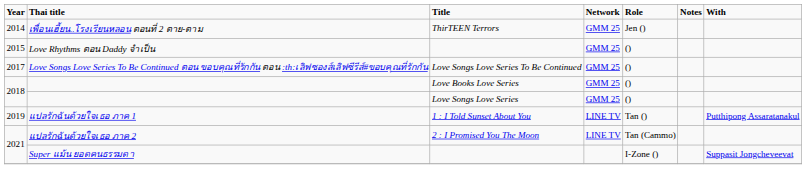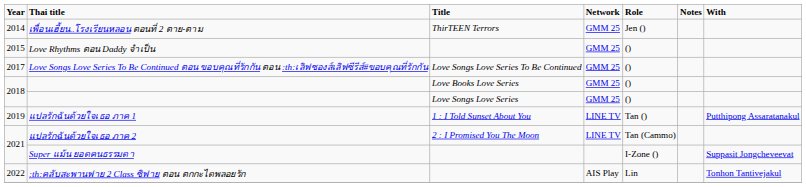+ row: (137, 173)
